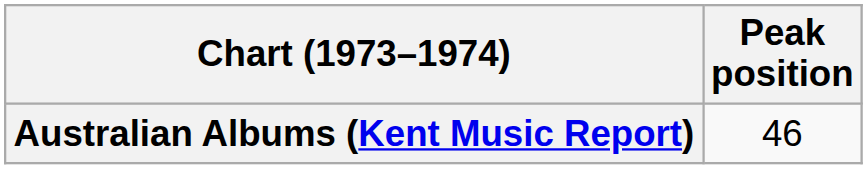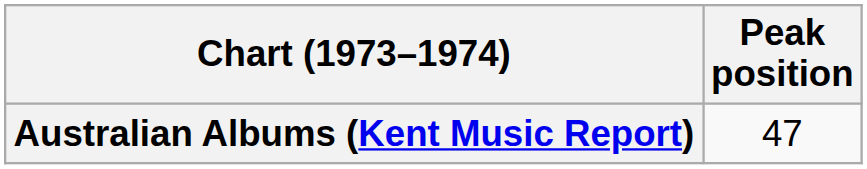(782, 132) 46 -> (782, 132) 47
